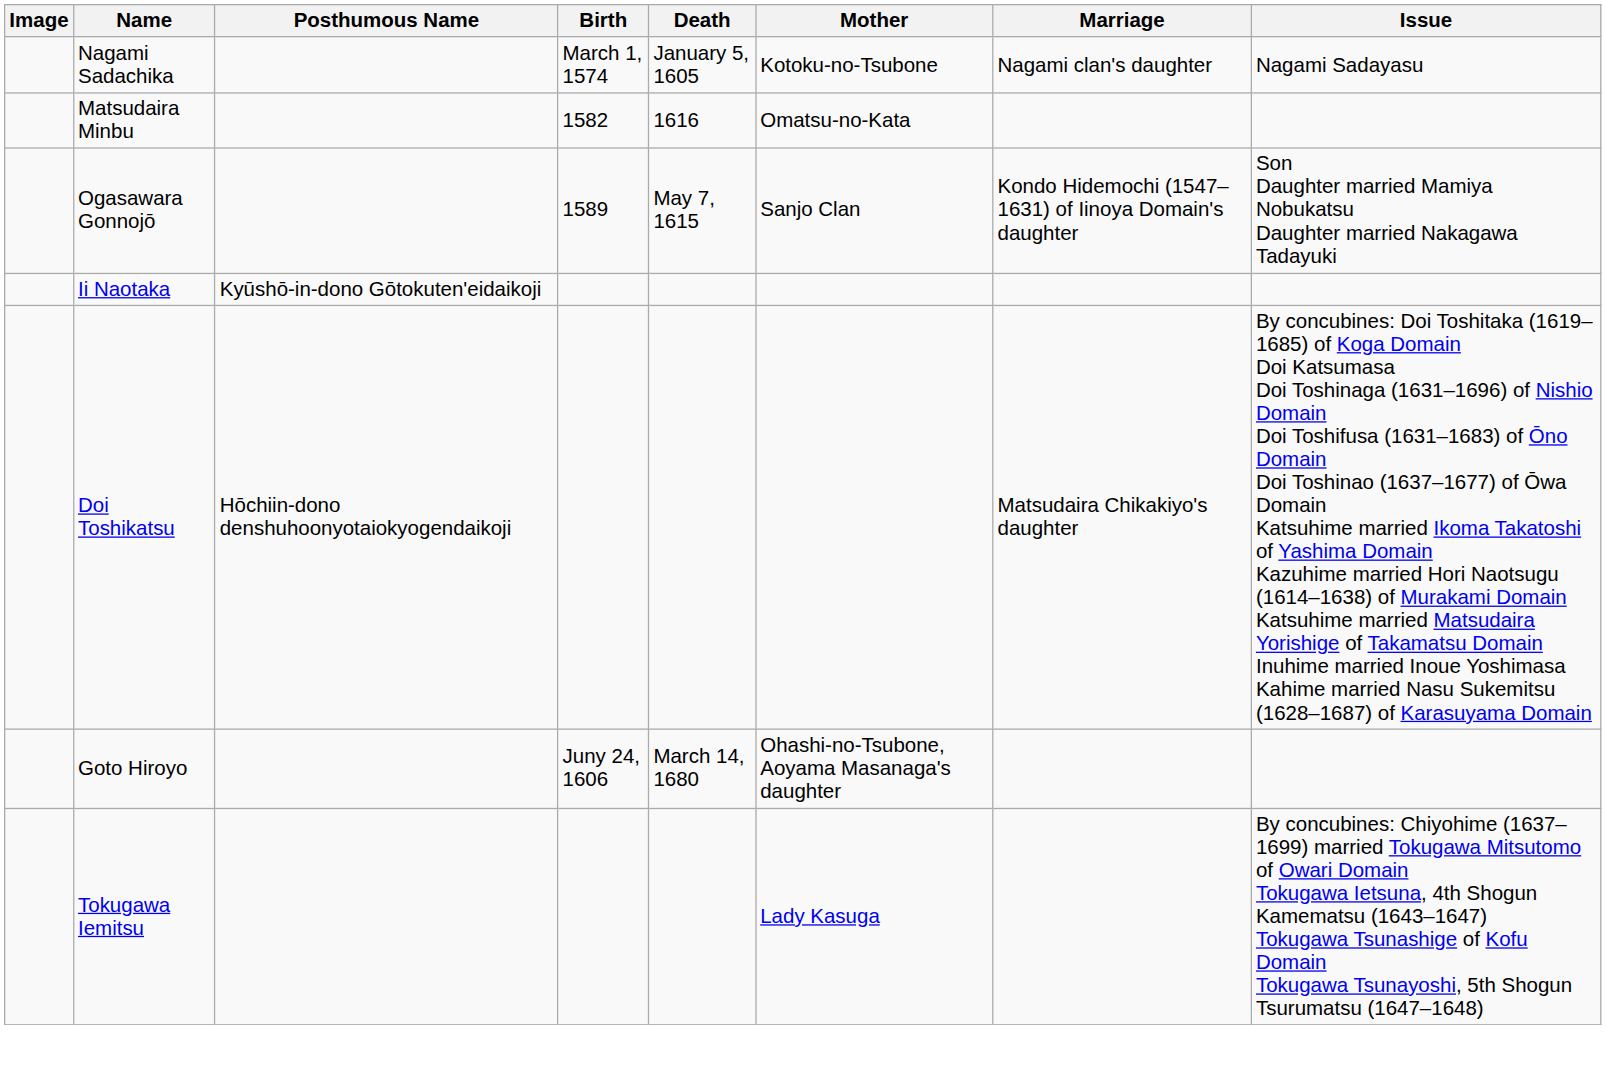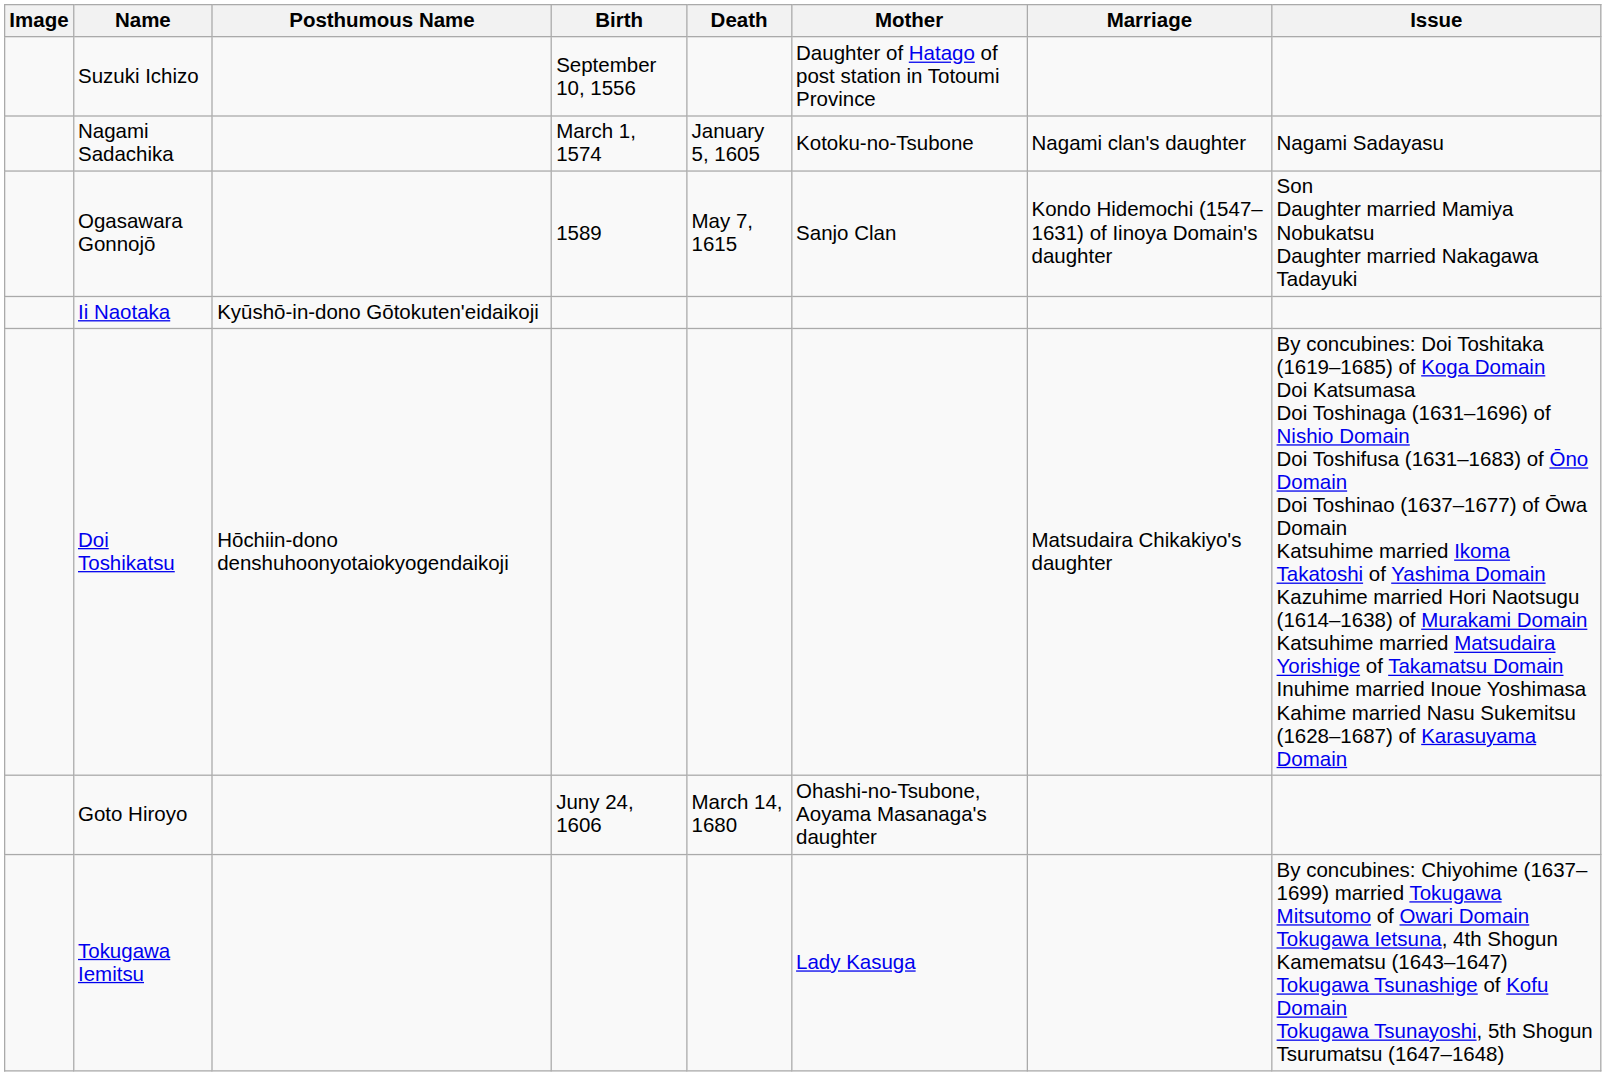+ row: (138, 76)
- row: (129, 120)
